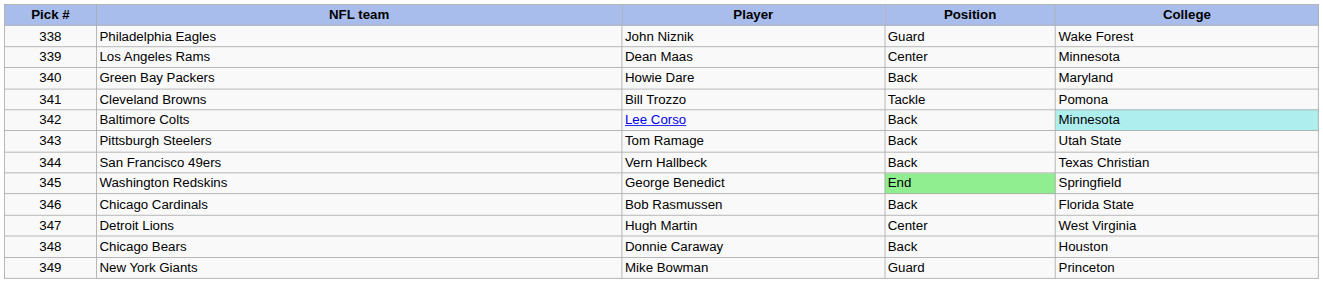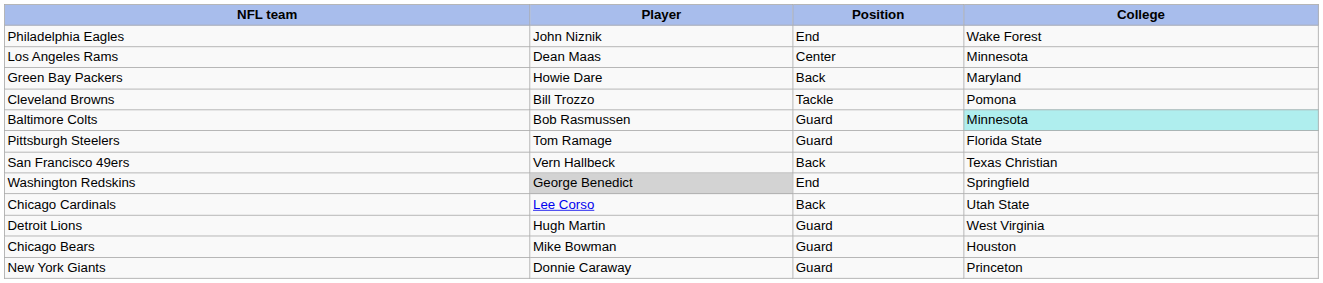- column: (50, 15)
(906, 36) Guard -> (808, 36) End
(656, 120) Lee Corso -> (582, 120) Bob Rasmussen
(903, 120) Back -> (814, 120) Guard
(903, 141) Back -> (814, 141) Guard
(1090, 141) Utah State -> (1004, 141) Florida State
(675, 183) no background -> (583, 183) lightgrey background
(900, 183) lightgreen background -> (808, 183) no background
(674, 204) Bob Rasmussen -> (564, 204) Lee Corso
(1096, 204) Florida State -> (998, 204) Utah State
(908, 225) Center -> (814, 225) Guard
(674, 246) Donnie Caraway -> (575, 246) Mike Bowman
(903, 246) Back -> (814, 246) Guard
(667, 267) Mike Bowman -> (582, 267) Donnie Caraway
